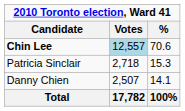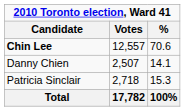(129, 47) lightblue background -> (129, 47) no background
rows swapped: (44, 64) <-> (38, 81)
